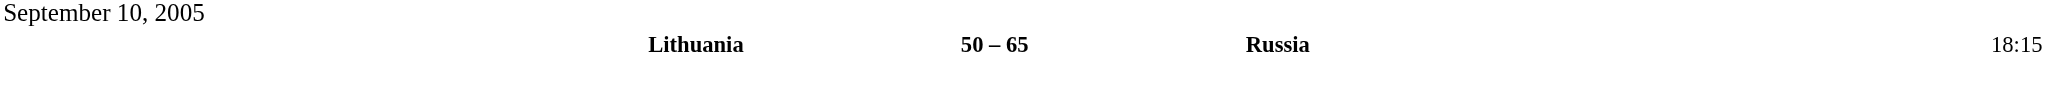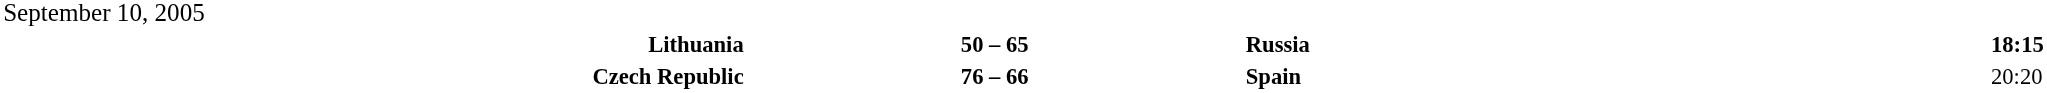(2017, 44) normal -> (2017, 44) bold
+ row: (668, 76)
